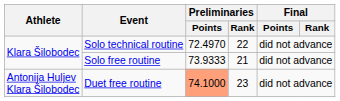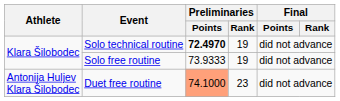(207, 45) normal -> (207, 45) bold
(242, 45) 22 -> (242, 45) 19
(242, 61) 21 -> (242, 61) 19
